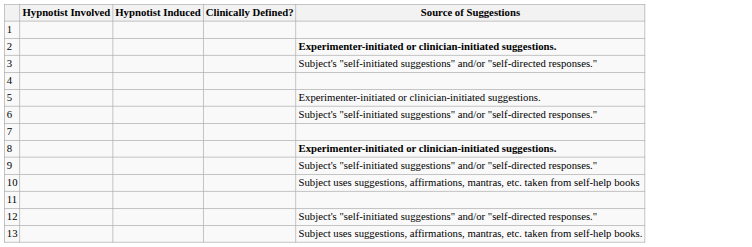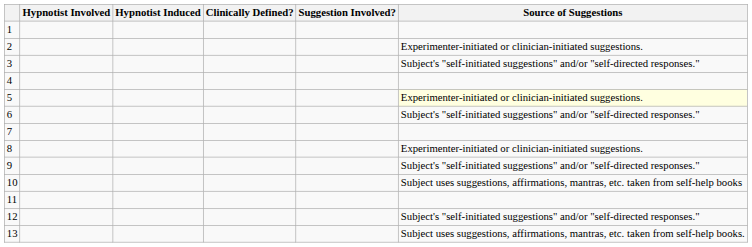+ column: (347, 13)
(427, 47) bold -> (522, 47) normal
(420, 98) no background -> (522, 98) lightyellow background
(427, 149) bold -> (522, 149) normal
